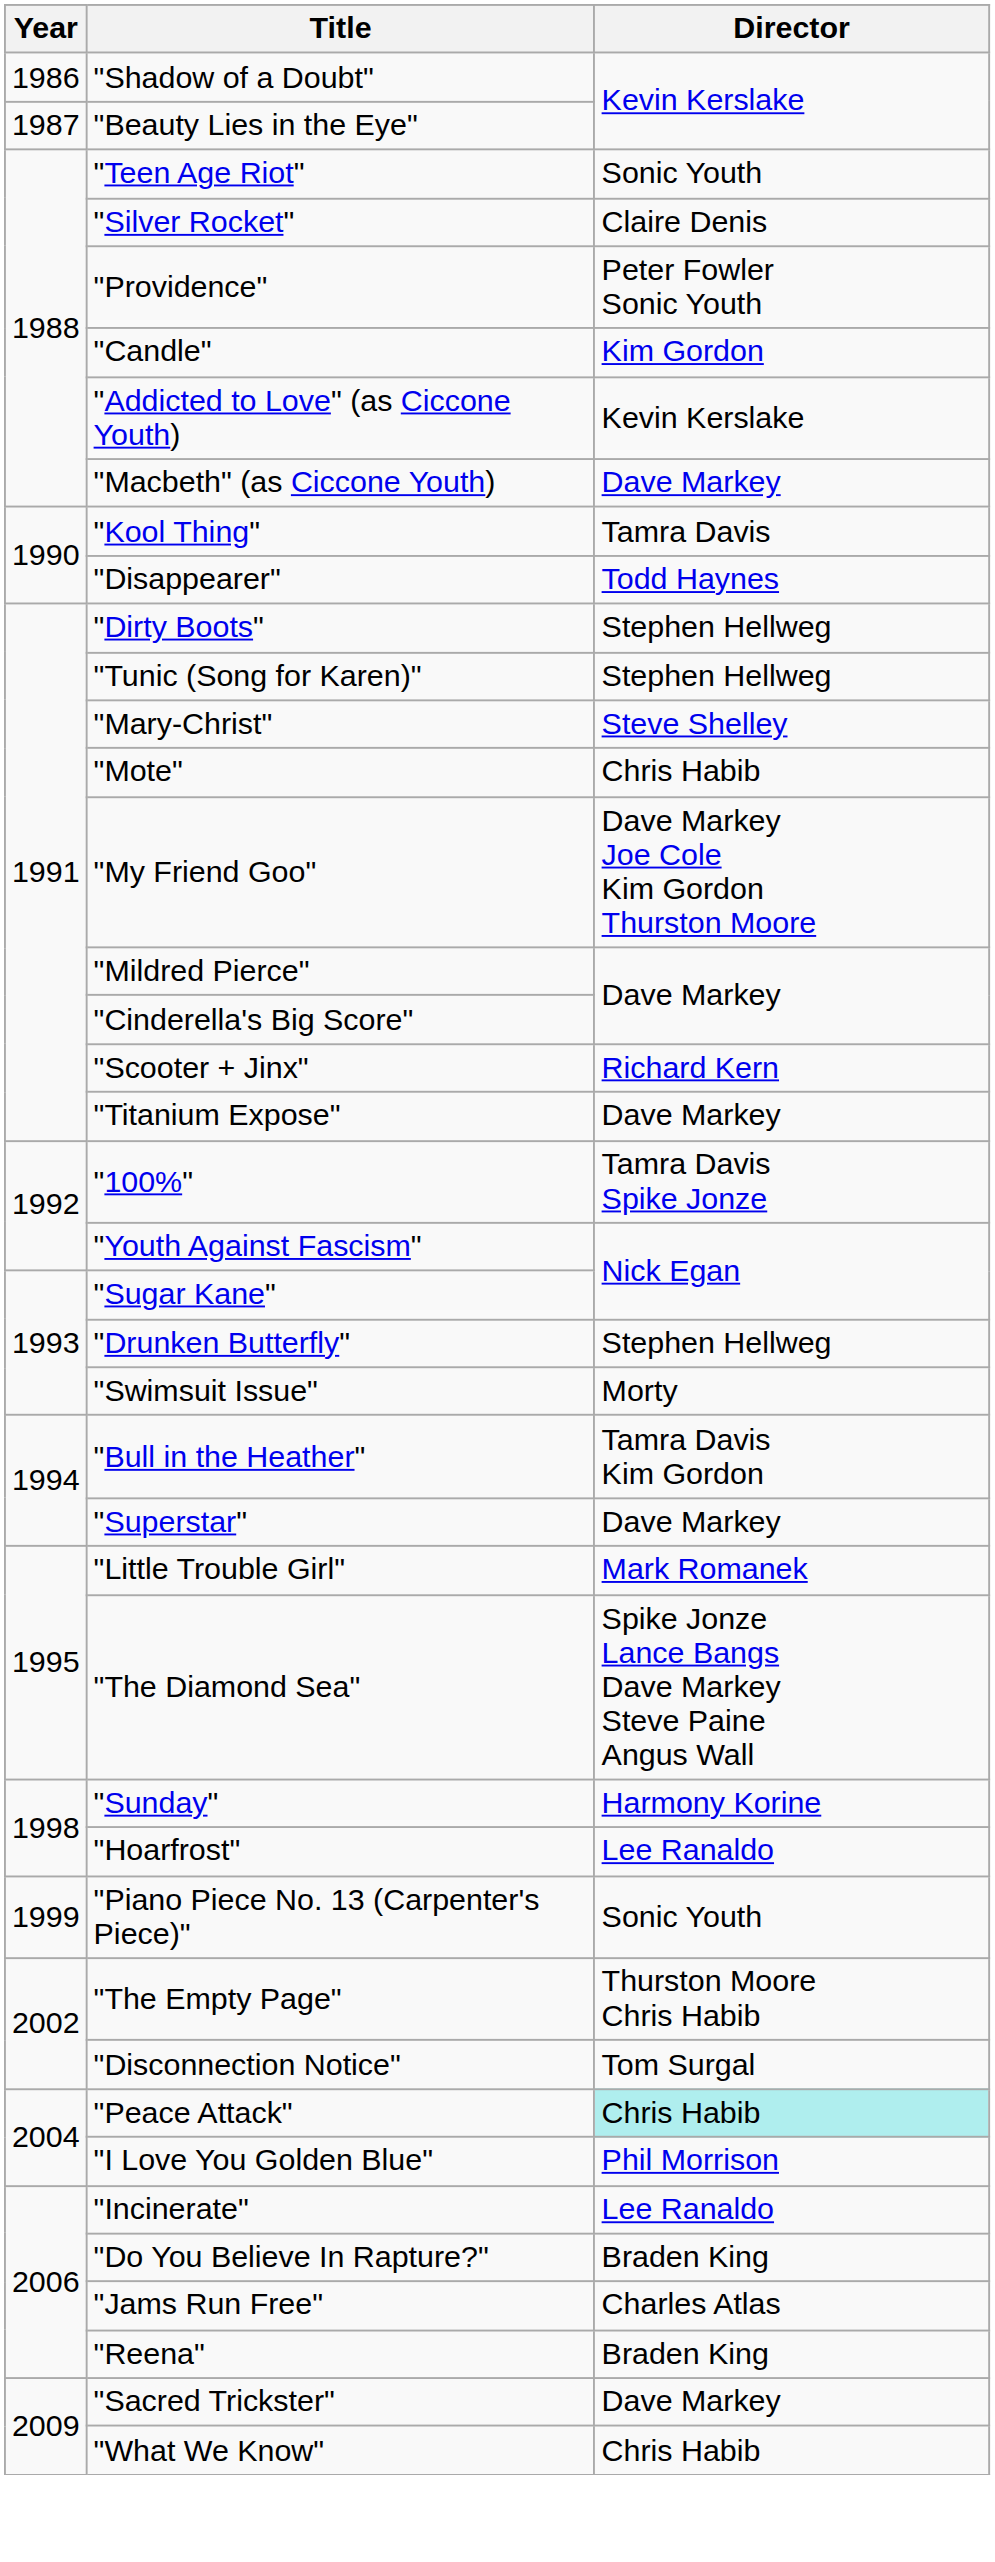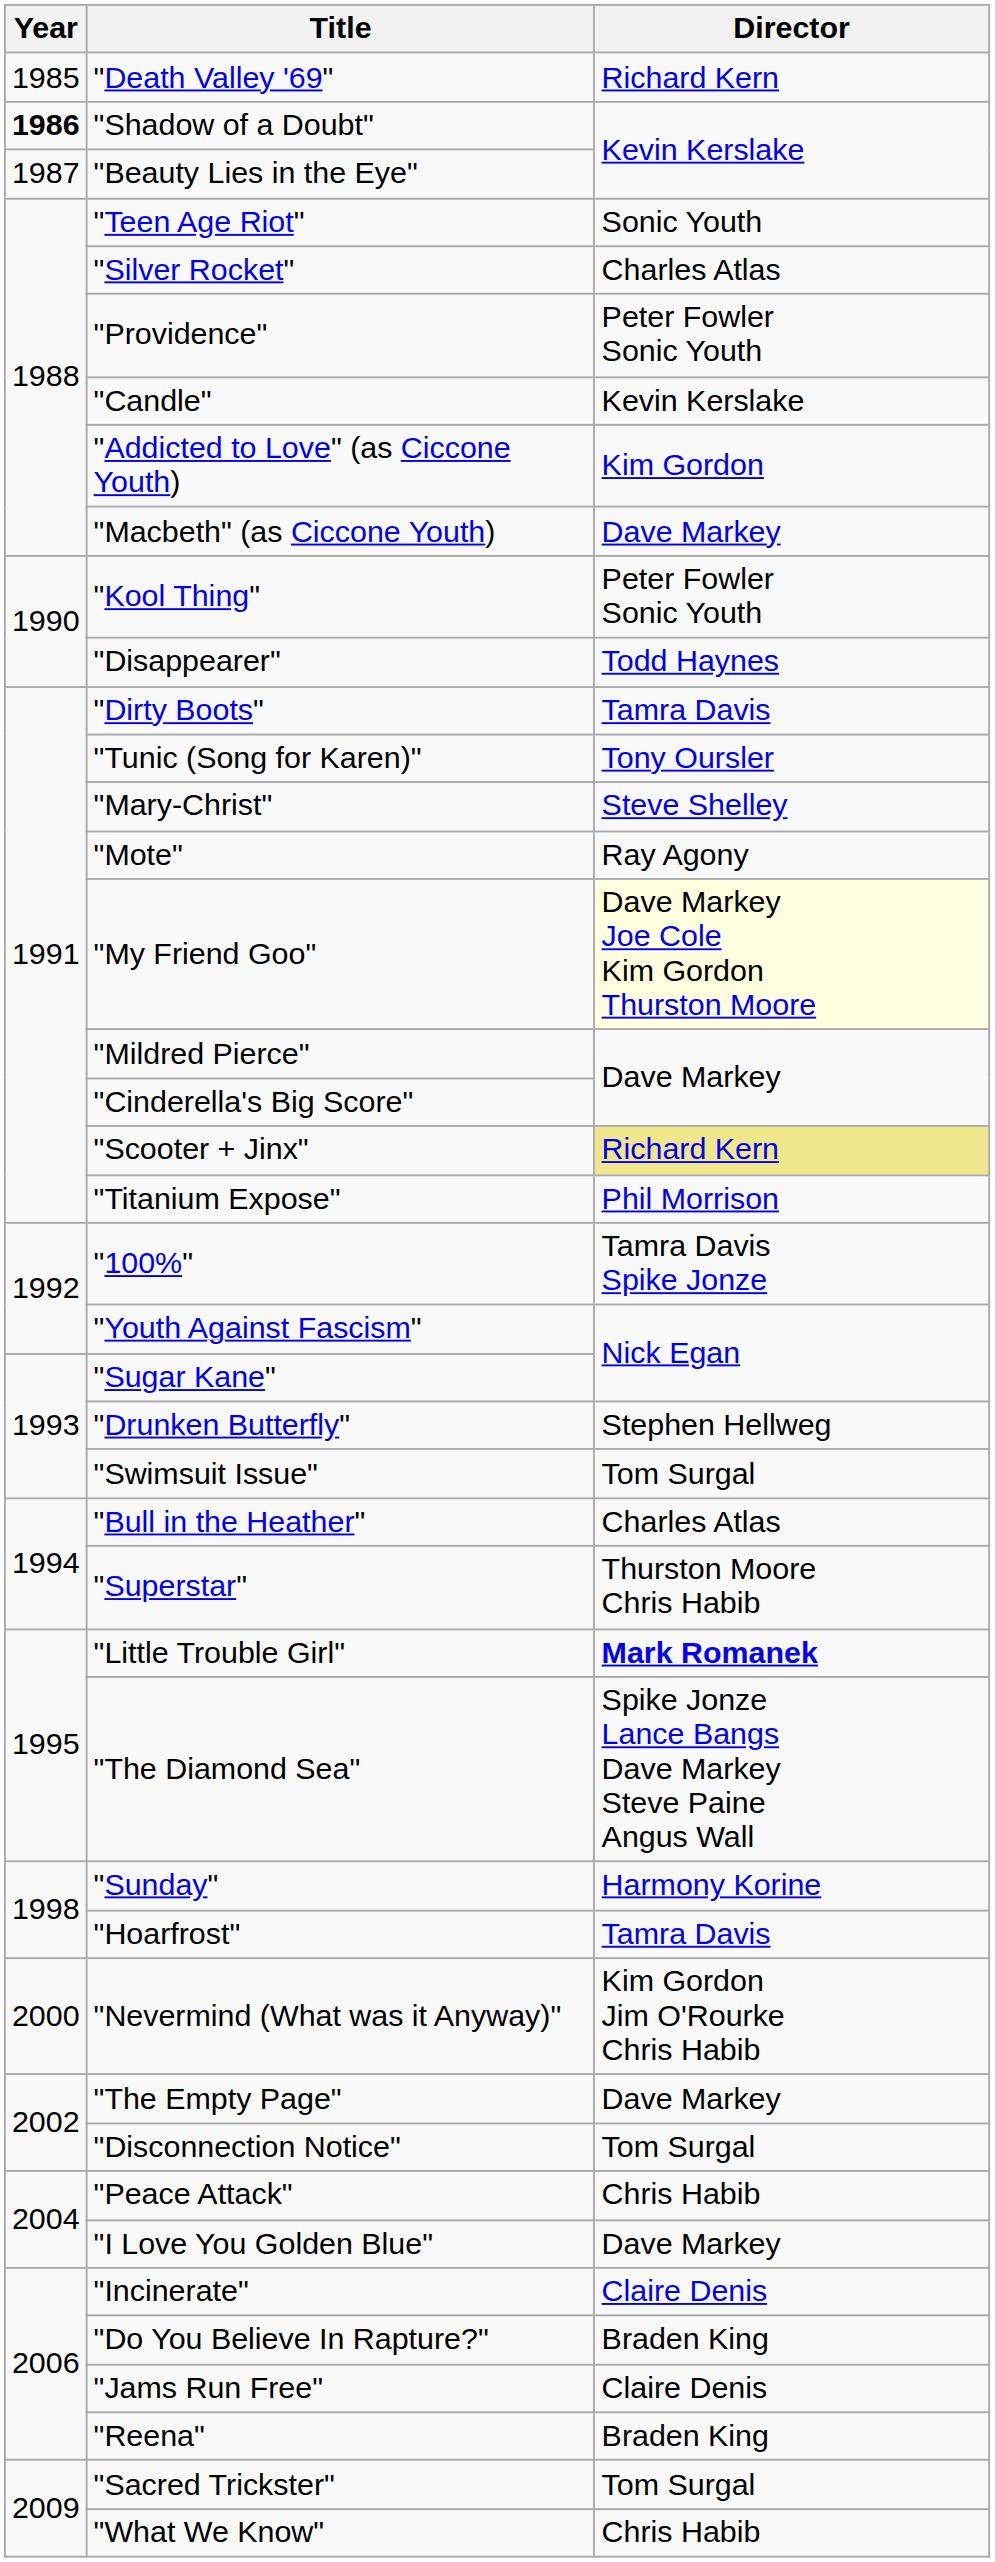+ row: (213, 76)
(46, 76) normal -> (46, 125) bold
(684, 221) Claire Denis -> (691, 269) Charles Atlas
(683, 352) Kim Gordon -> (703, 400) Kevin Kerslake
(703, 417) Kevin Kerslake -> (683, 465) Kim Gordon
(686, 530) Tamra Davis -> (688, 596) Peter Fowler Sonic Youth
(717, 627) Stephen Hellweg -> (686, 709) Tamra Davis
(717, 675) Stephen Hellweg -> (688, 757) Tony Oursler
(681, 771) Chris Habib -> (675, 854) Ray Agony
(709, 871) no background -> (709, 953) lightyellow background
(690, 1067) no background -> (690, 1149) khaki background
(691, 1115) Dave Markey -> (690, 1198) Phil Morrison
(640, 1390) Morty -> (678, 1473) Tom Surgal
(686, 1456) Tamra Davis Kim Gordon -> (691, 1521) Charles Atlas
(691, 1521) Dave Markey -> (709, 1586) Thurston Moore Chris Habib
(705, 1569) normal -> (710, 1652) bold
(688, 1851) Lee Ranaldo -> (686, 1933) Tamra Davis
- row: (317, 1916)
+ row: (327, 2016)
(709, 1998) Thurston Moore Chris Habib -> (691, 2098) Dave Markey
(681, 2112) paleturquoise background -> (681, 2194) no background
(690, 2160) Phil Morrison -> (691, 2243) Dave Markey
(688, 2208) Lee Ranaldo -> (684, 2291) Claire Denis
(691, 2305) Charles Atlas -> (684, 2387) Claire Denis
(691, 2401) Dave Markey -> (678, 2484) Tom Surgal
